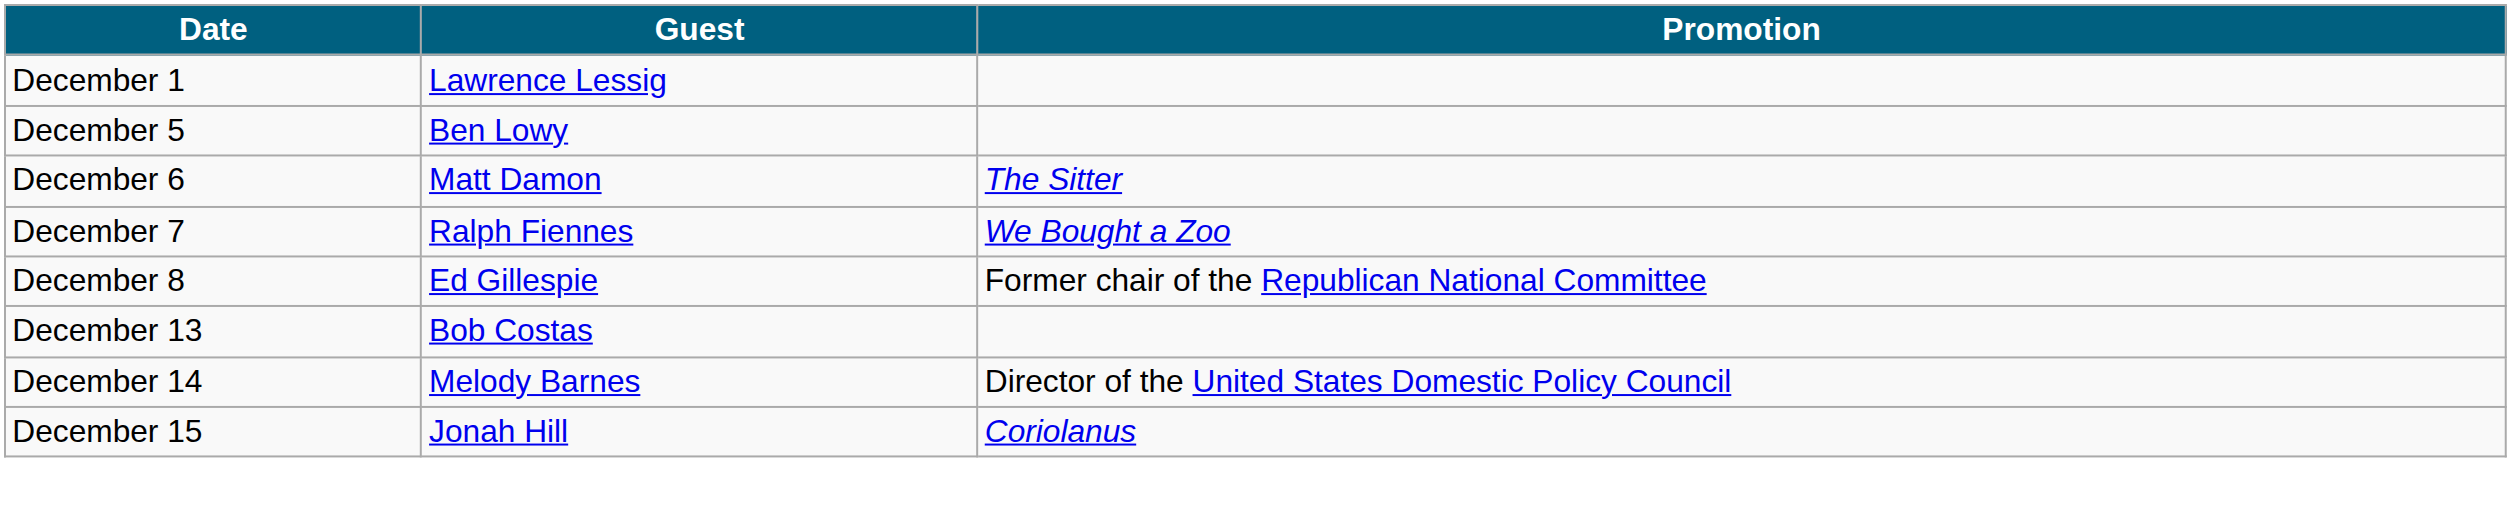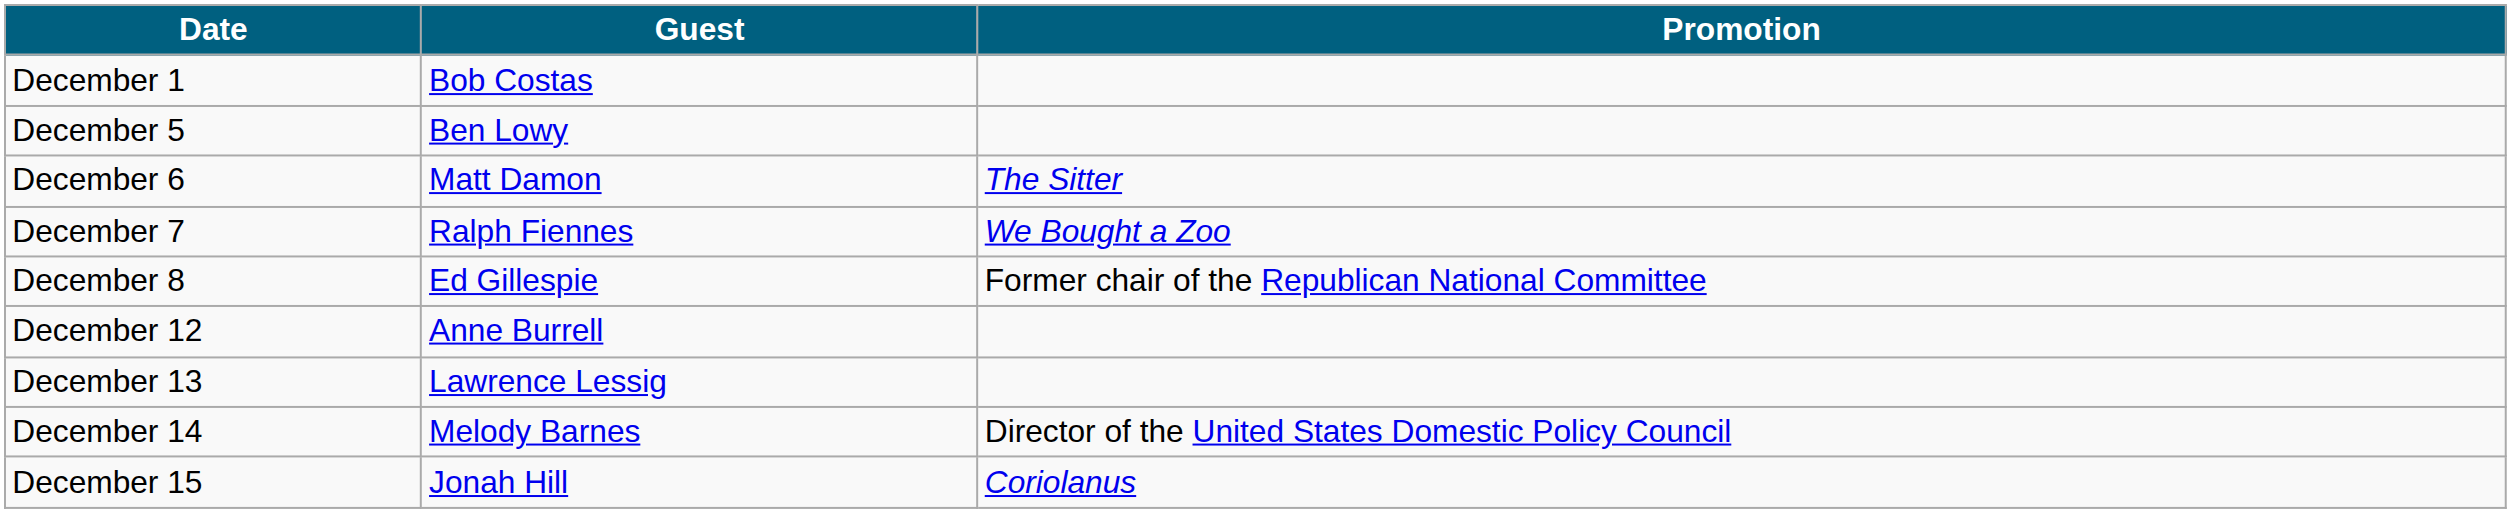(548, 79) Lawrence Lessig -> (511, 79) Bob Costas
+ row: (107, 331)
(511, 331) Bob Costas -> (548, 381) Lawrence Lessig
